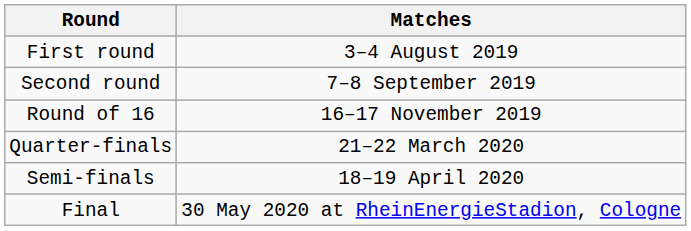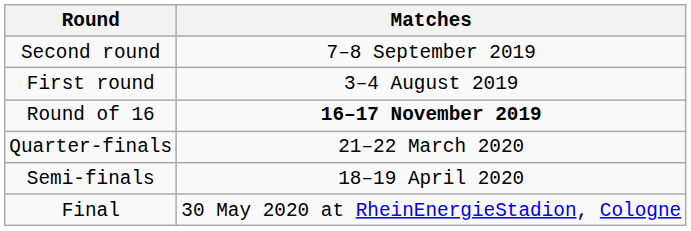rows swapped: (91, 52) <-> (91, 84)
(431, 115) normal -> (431, 115) bold
